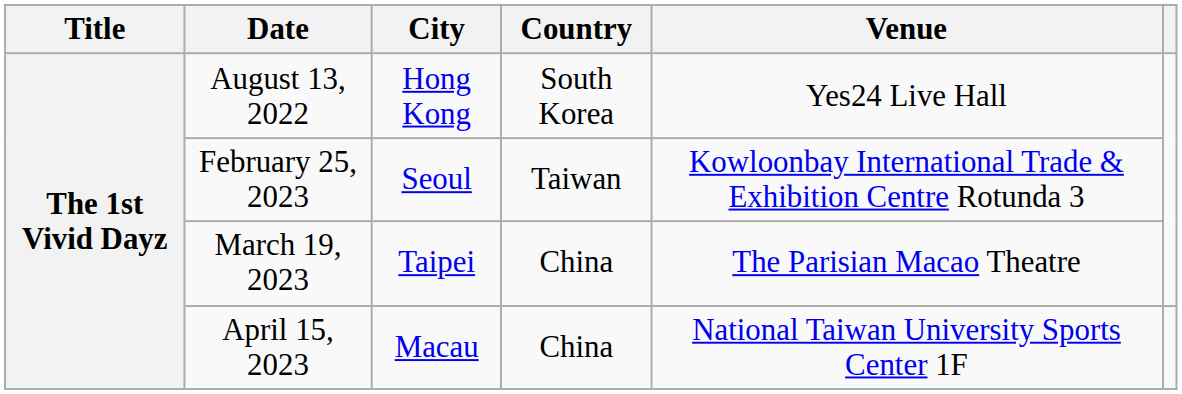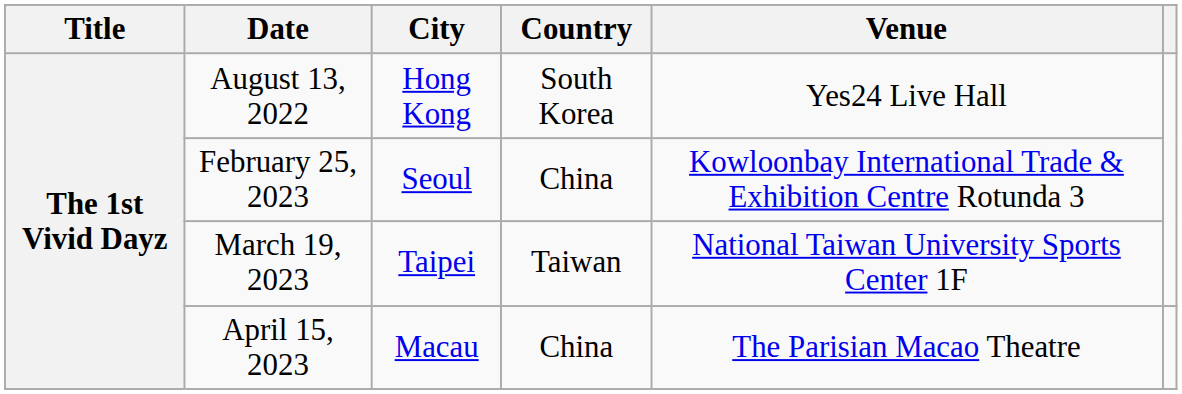(576, 179) Taiwan -> (576, 179) China
(576, 262) China -> (576, 262) Taiwan
(906, 262) The Parisian Macao Theatre -> (906, 262) National Taiwan University Sports Center 1F
(906, 346) National Taiwan University Sports Center 1F -> (906, 346) The Parisian Macao Theatre
